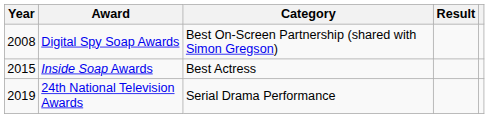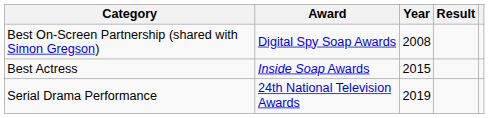columns swapped: (21, 14) <-> (308, 14)
